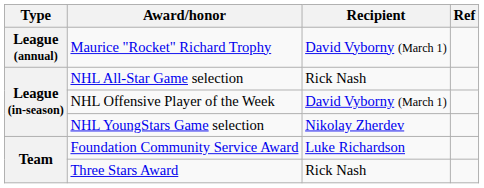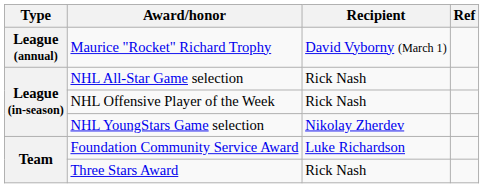(376, 101) David Vyborny (March 1) -> (336, 101) Rick Nash
